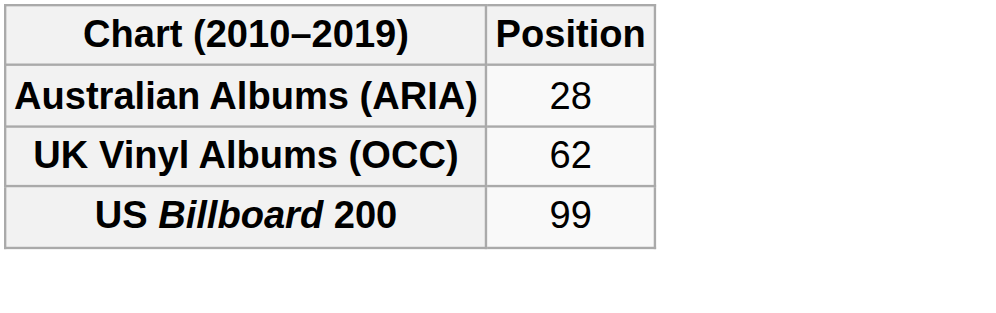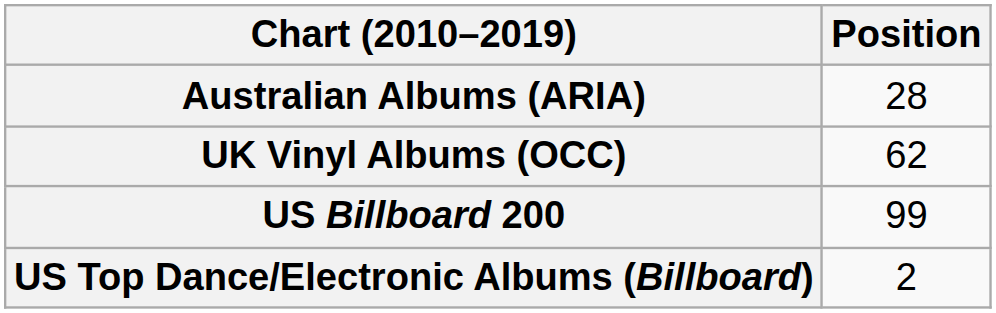+ row: (414, 276)
